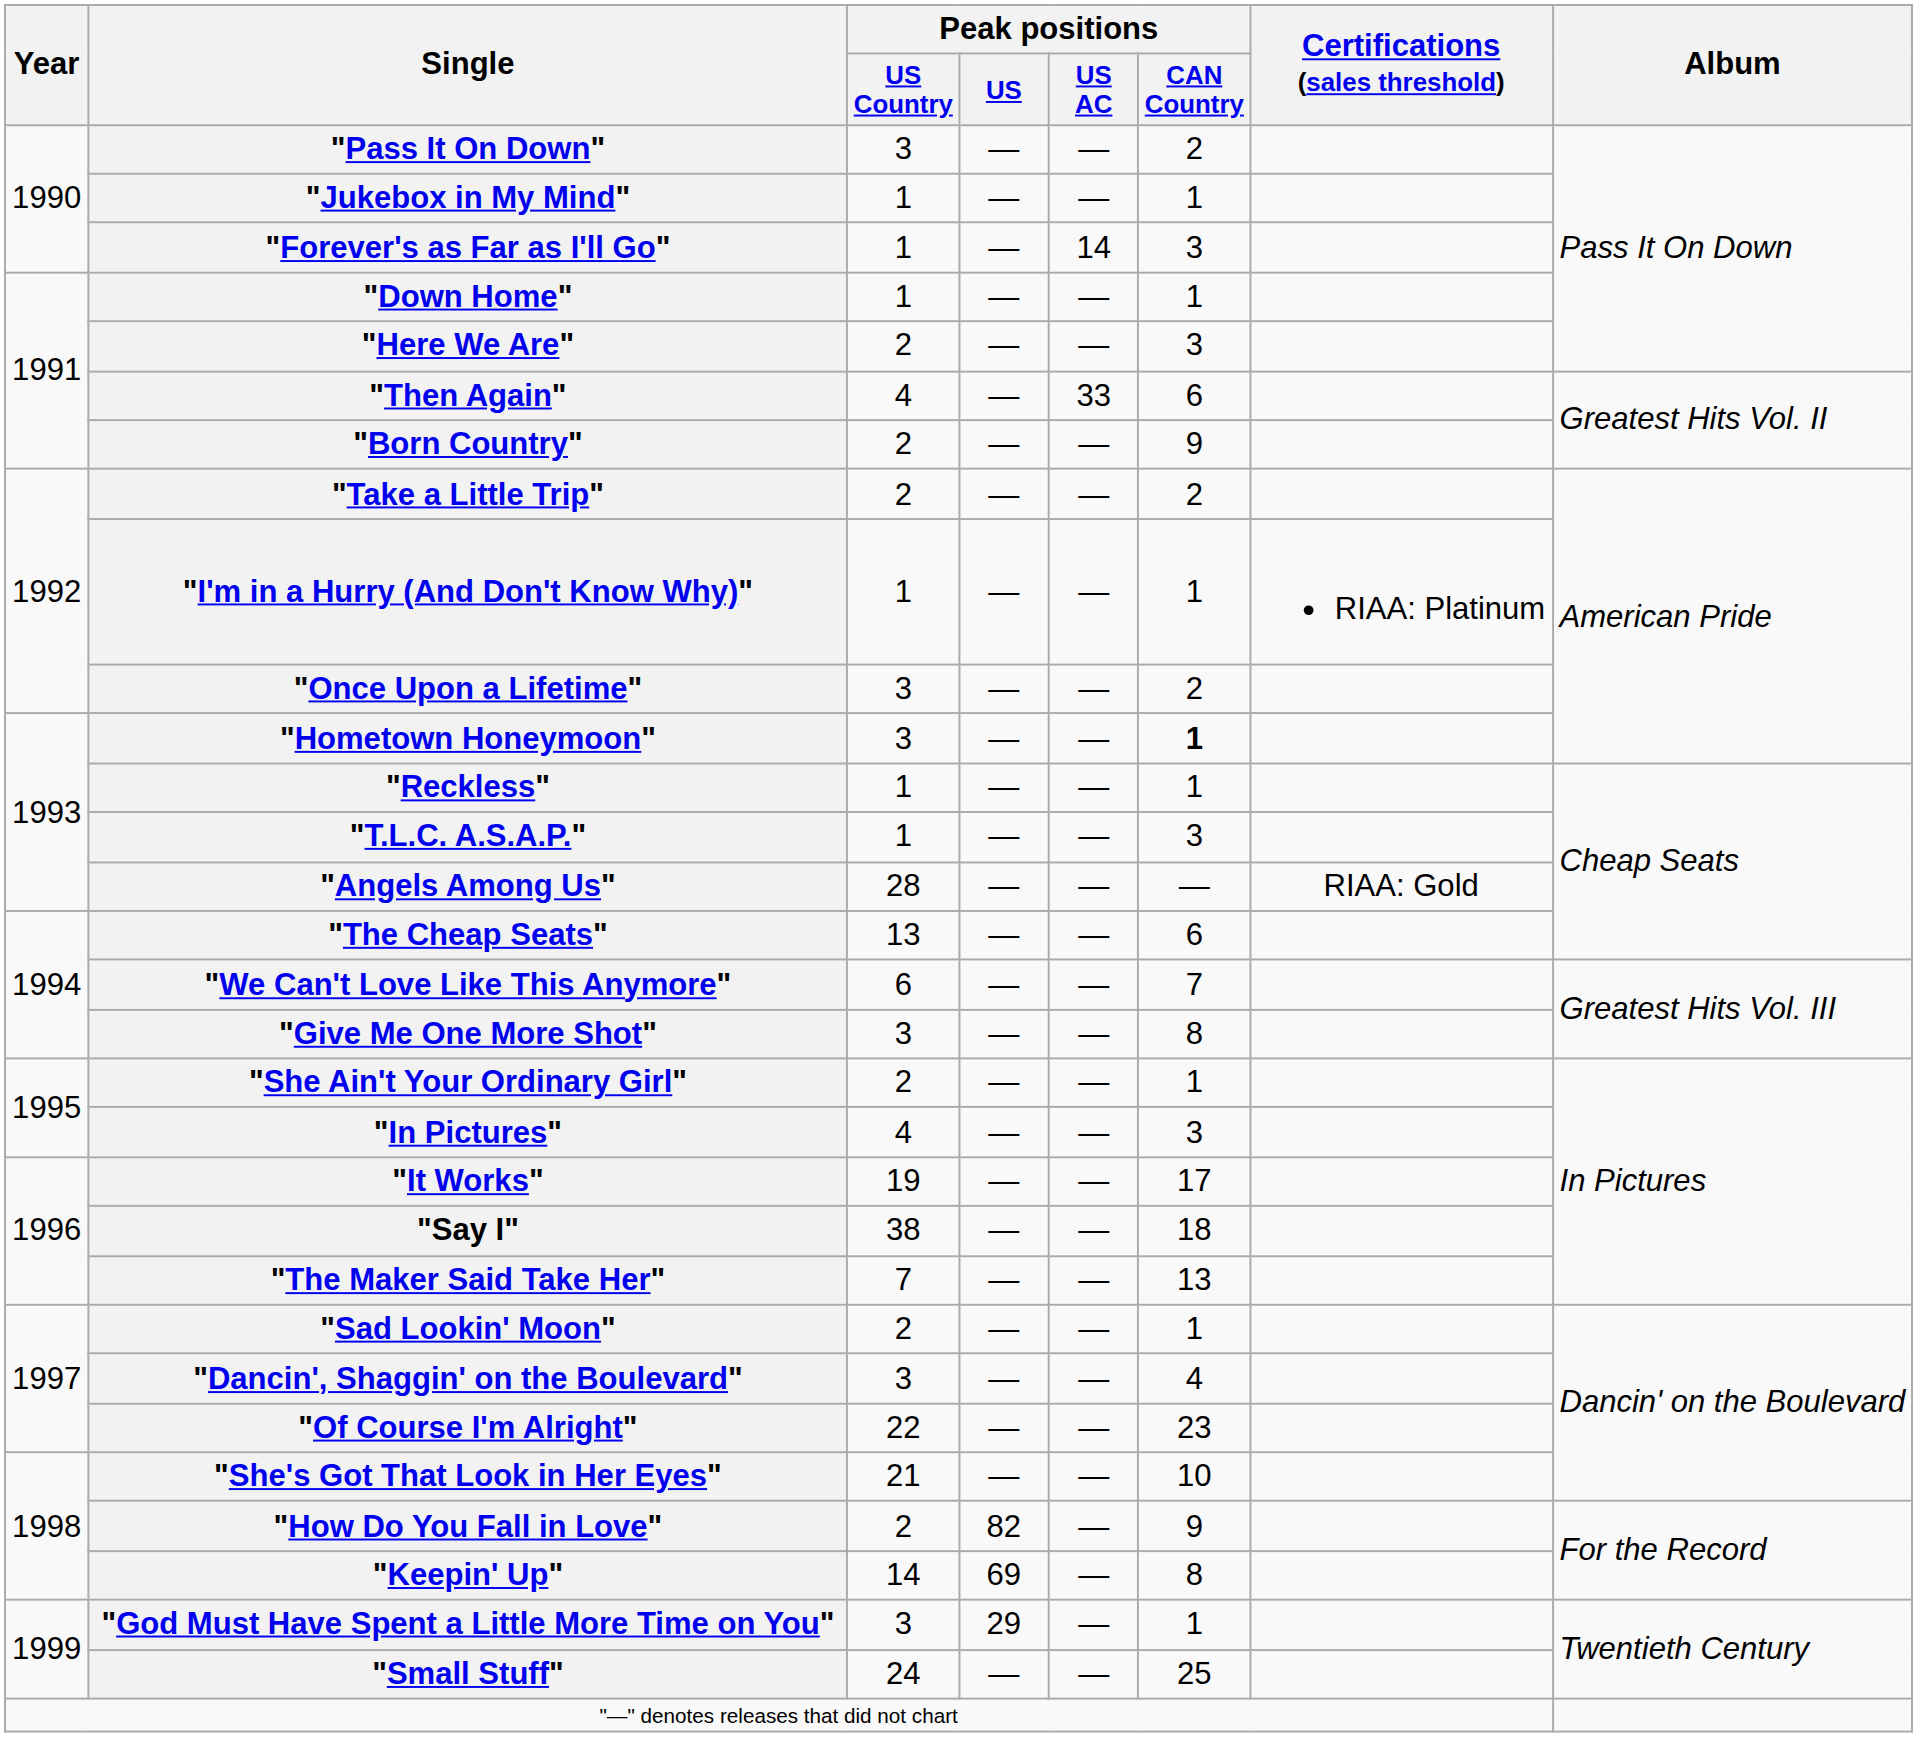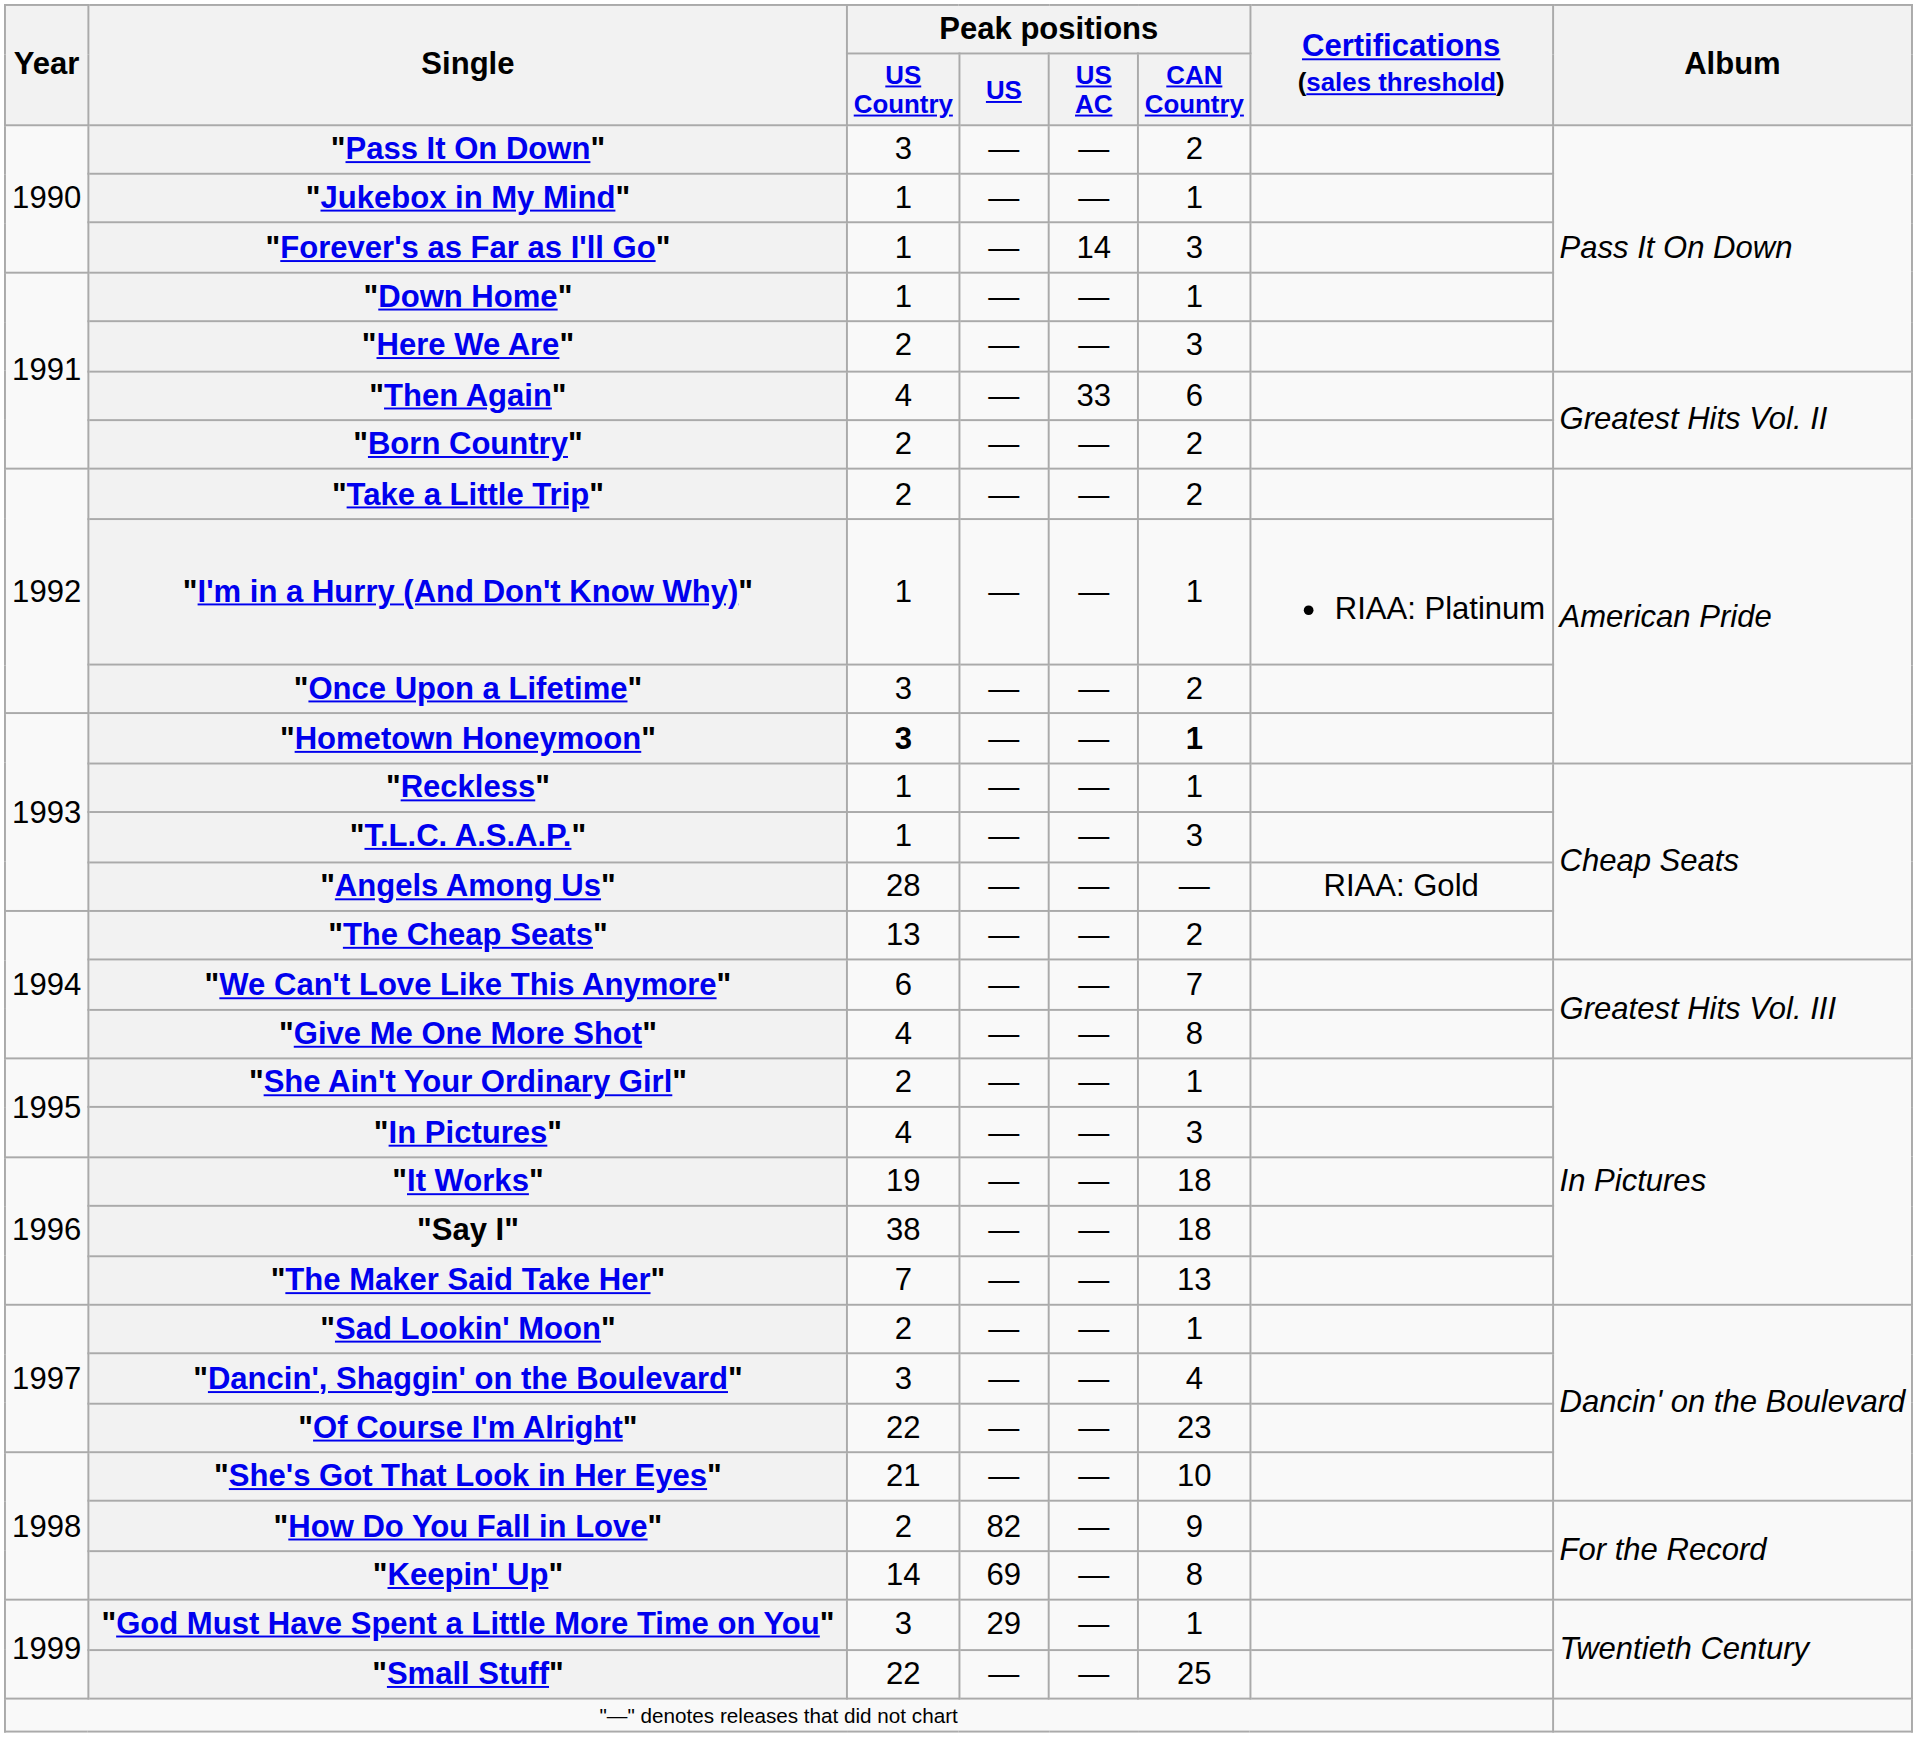(1194, 444) 9 -> (1194, 444) 2
(903, 738) normal -> (903, 738) bold
(1194, 934) 6 -> (1194, 934) 2
(903, 1033) 3 -> (903, 1033) 4
(1194, 1181) 17 -> (1194, 1181) 18
(903, 1673) 24 -> (903, 1673) 22
